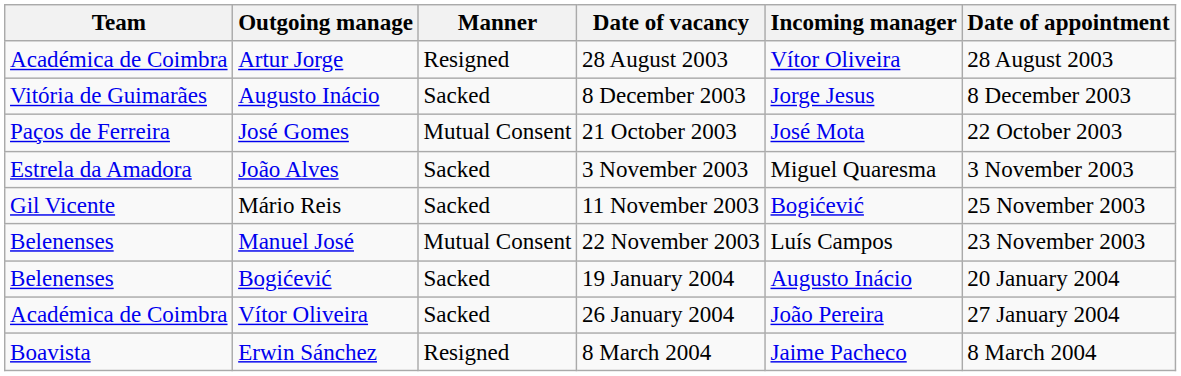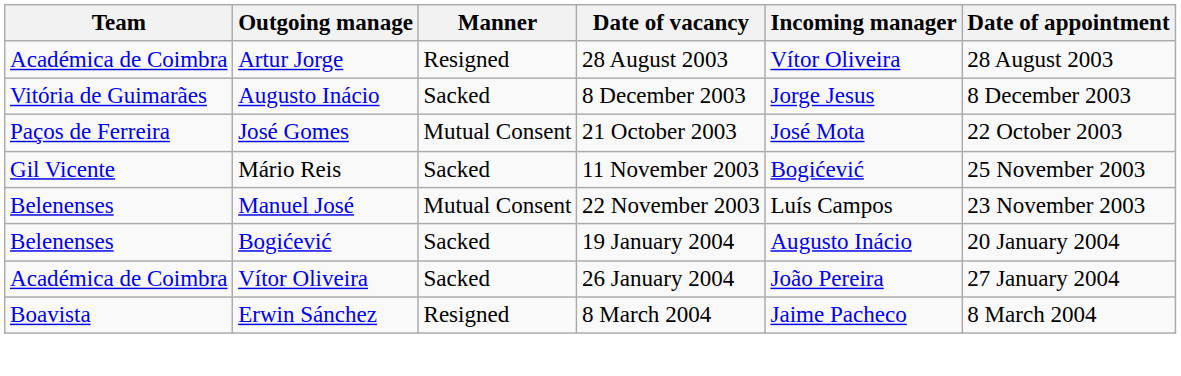- row: (288, 168)
